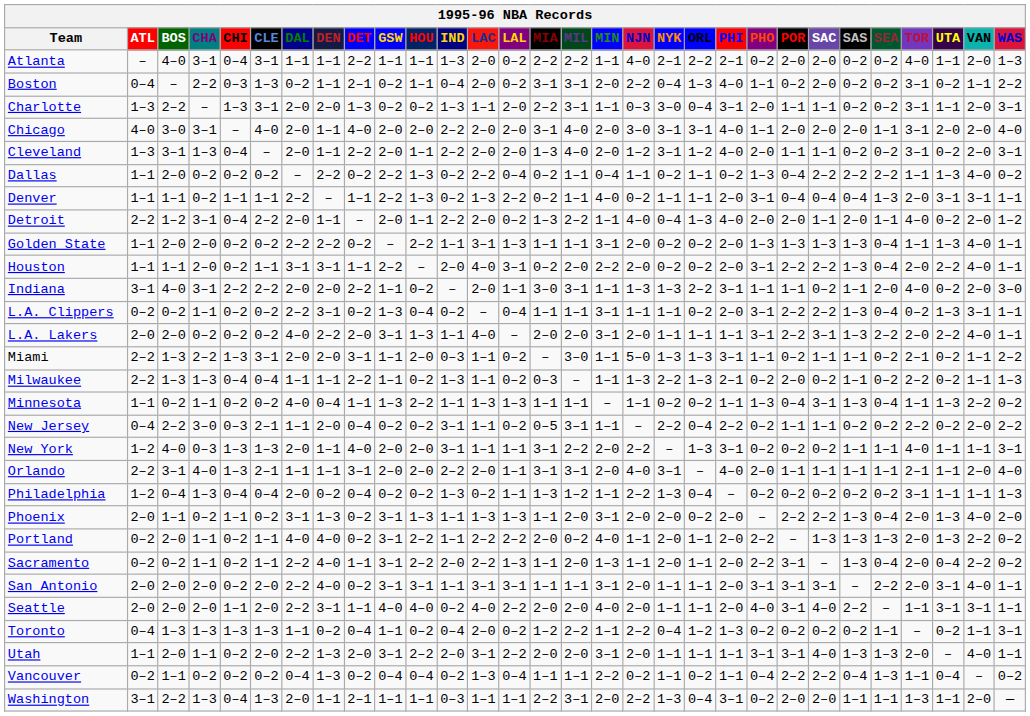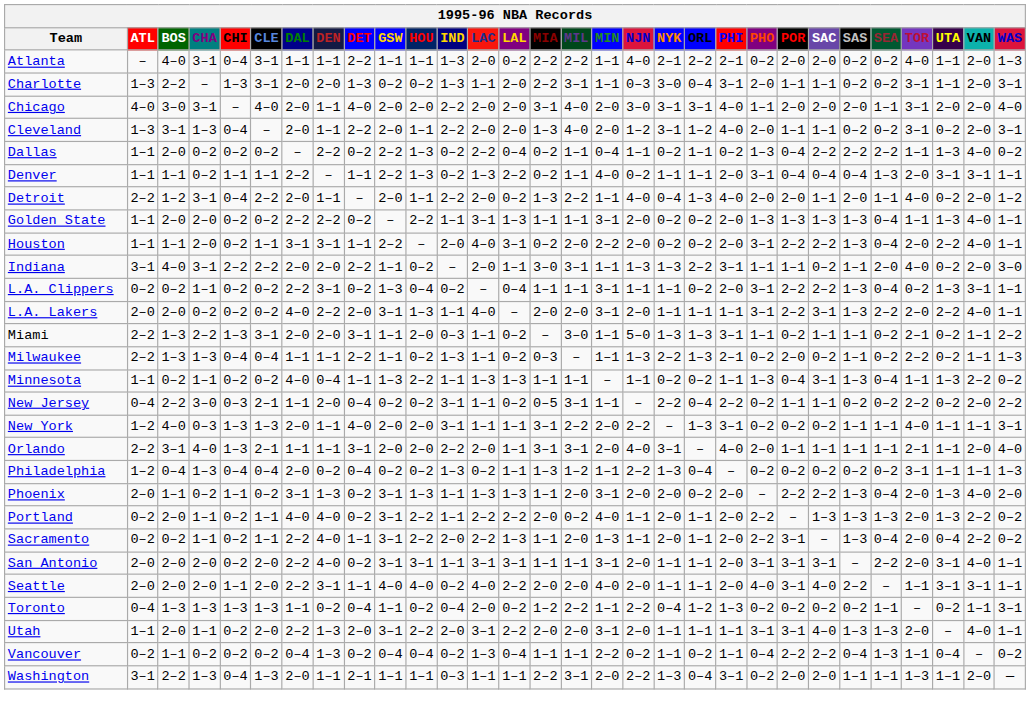- row: (32, 84)
